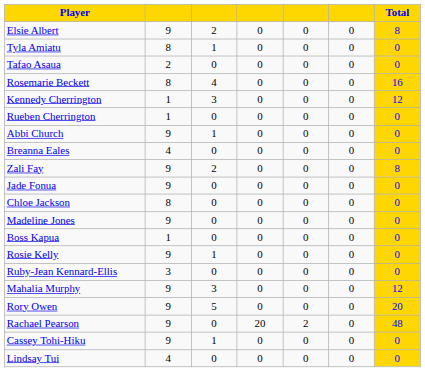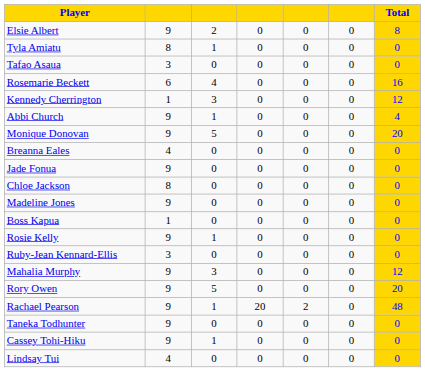(168, 64) 2 -> (168, 64) 3
(168, 82) 8 -> (168, 82) 6
- row: (51, 116)
(397, 133) 0 -> (397, 116) 4
+ row: (48, 133)
- row: (25, 168)
(214, 323) 0 -> (214, 306) 1
+ row: (46, 323)
